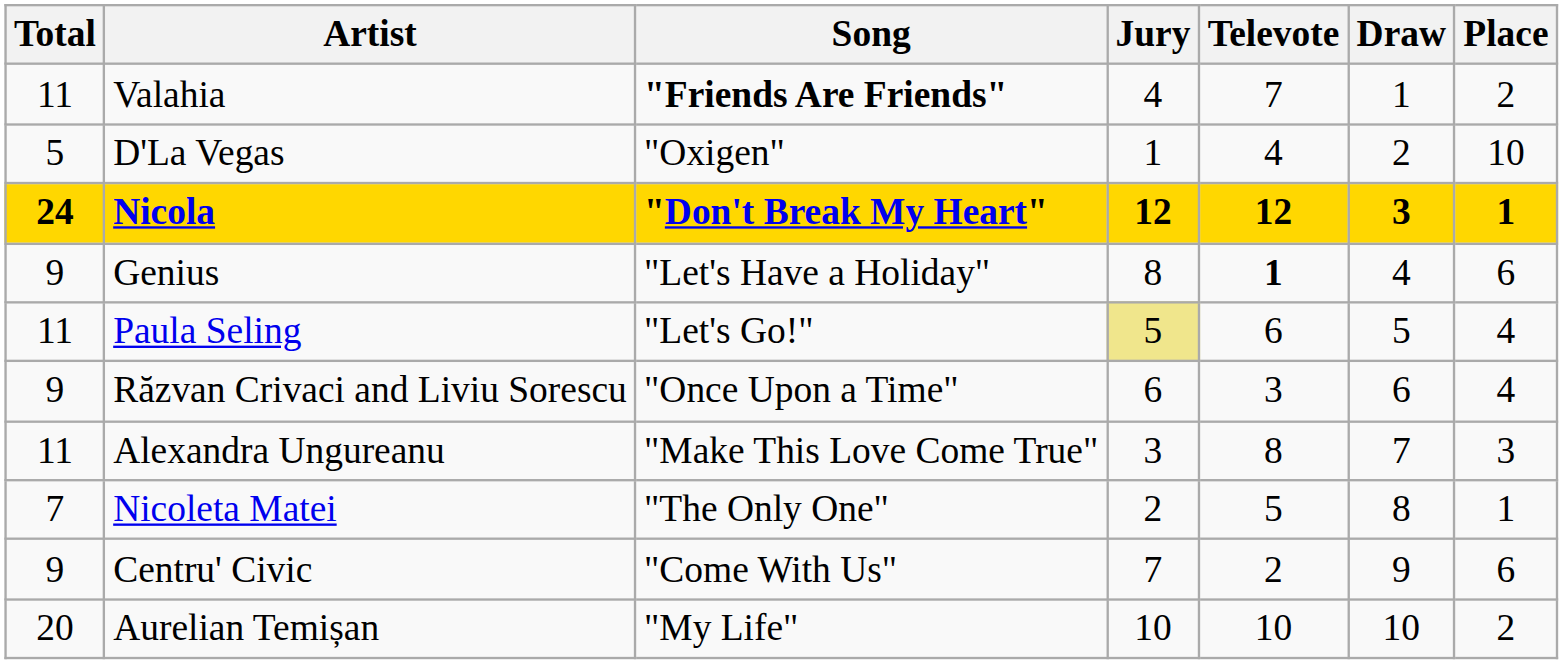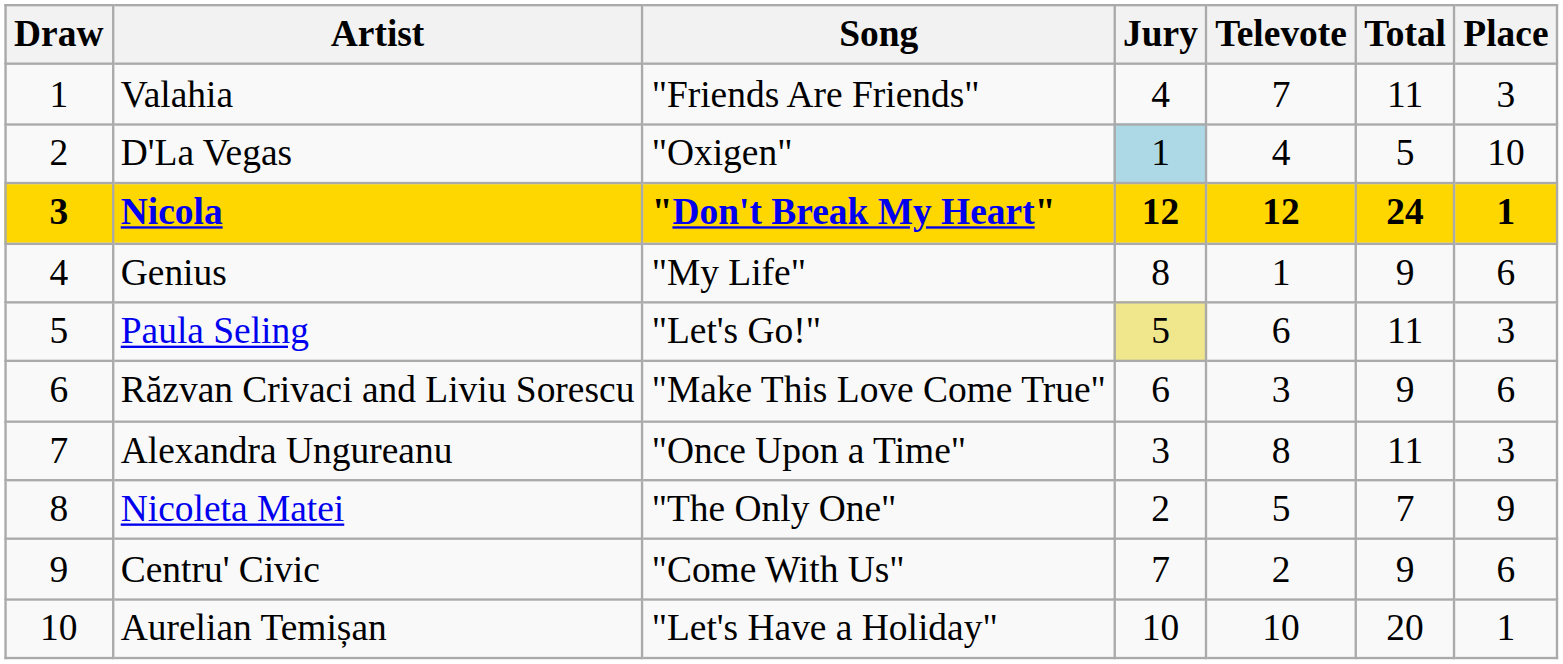columns swapped: (1401, 34) <-> (55, 34)
(826, 93) bold -> (816, 93) normal
(1506, 93) 2 -> (1506, 93) 3
(1153, 152) no background -> (1161, 152) lightblue background
(817, 271) "Let's Have a Holiday" -> (729, 271) "My Life"
(1273, 271) bold -> (1281, 271) normal
(1506, 331) 4 -> (1506, 331) 3
(801, 390) "Once Upon a Time" -> (879, 390) "Make This Love Come True"
(1506, 390) 4 -> (1506, 390) 6
(871, 449) "Make This Love Come True" -> (809, 449) "Once Upon a Time"
(1506, 509) 1 -> (1506, 509) 9
(721, 627) "My Life" -> (825, 627) "Let's Have a Holiday"
(1506, 627) 2 -> (1506, 627) 1
